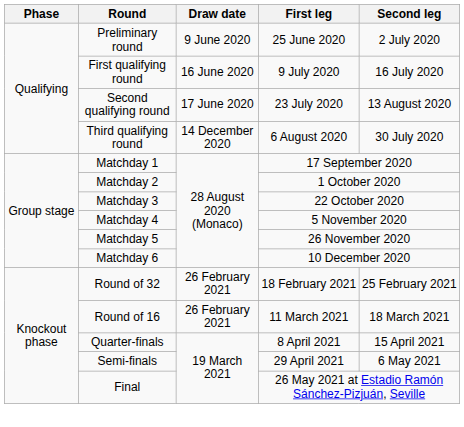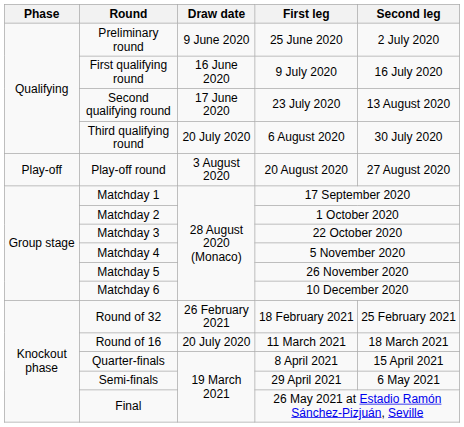(217, 137) 14 December 2020 -> (216, 137) 20 July 2020
+ row: (128, 169)
(217, 316) 26 February 2021 -> (216, 342) 20 July 2020
